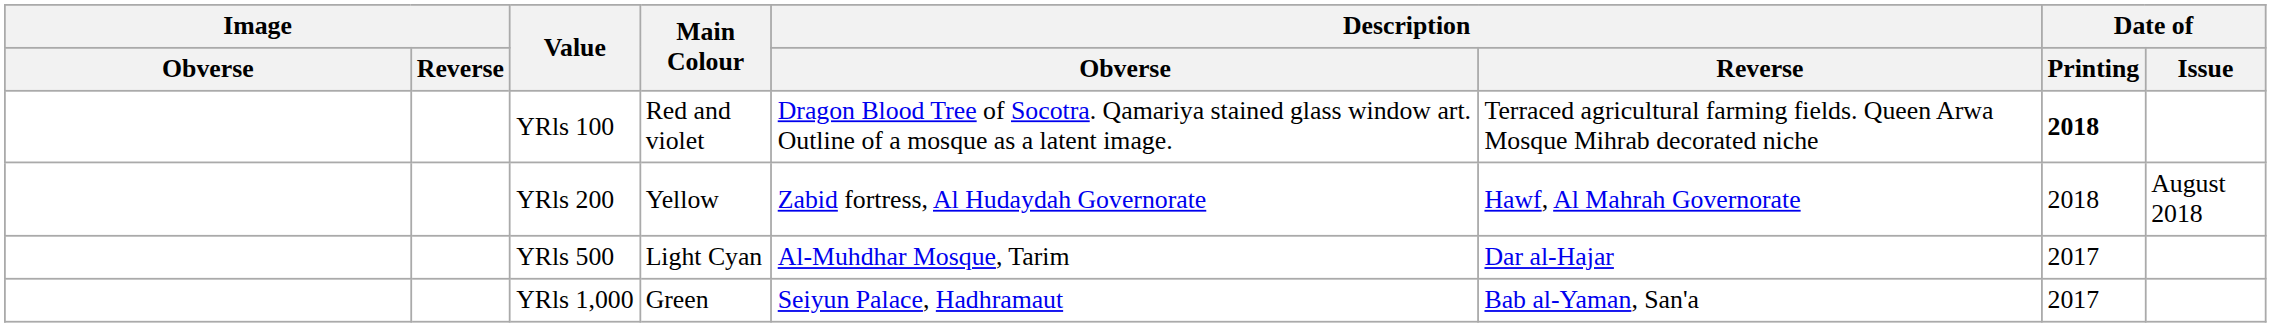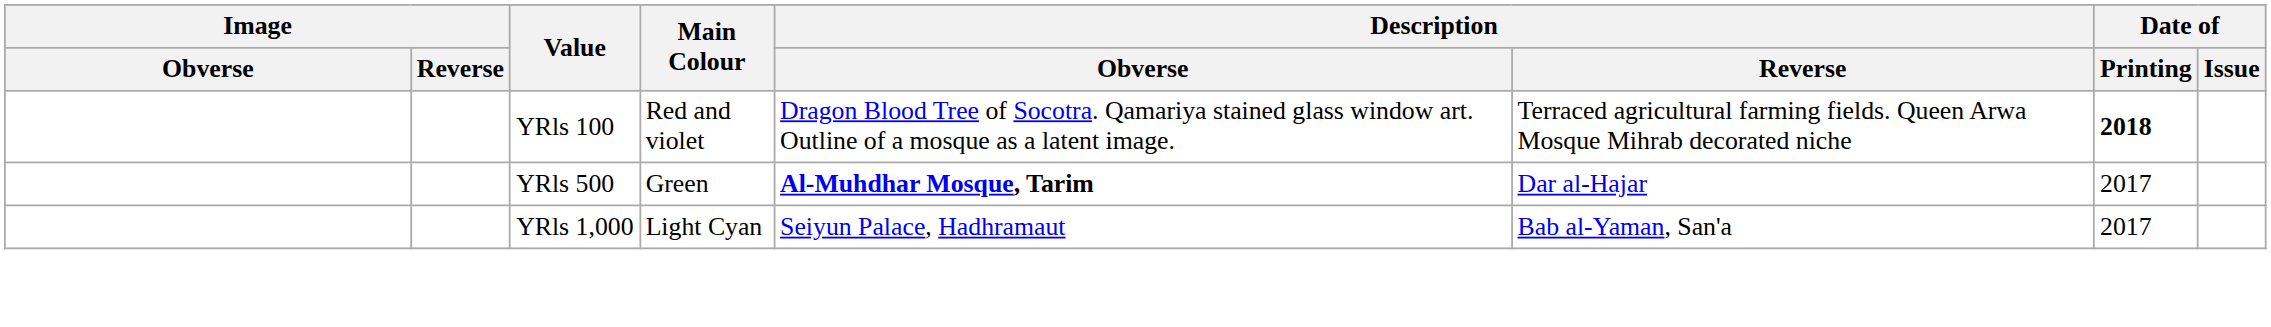- row: (565, 198)
(704, 256) Light Cyan -> (677, 183) Green
(924, 256) normal -> (937, 183) bold
(677, 299) Green -> (704, 226) Light Cyan
